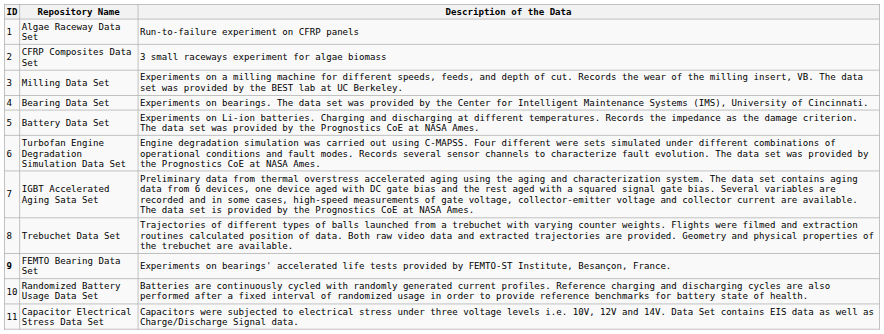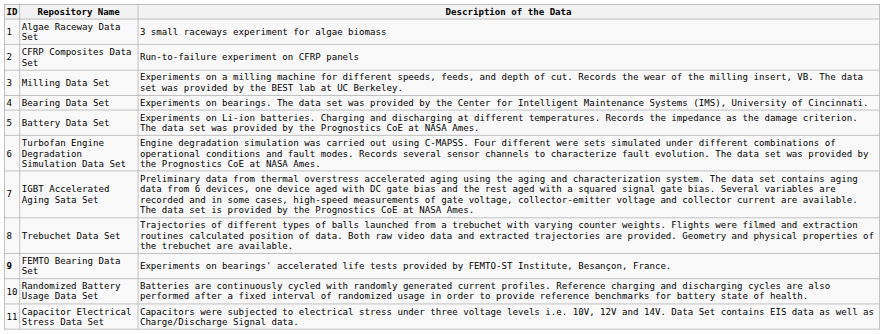(249, 32) Run-to-failure experiment on CFRP panels -> (263, 32) 3 small raceways experiment for algae biomass
(263, 57) 3 small raceways experiment for algae biomass -> (249, 57) Run-to-failure experiment on CFRP panels
